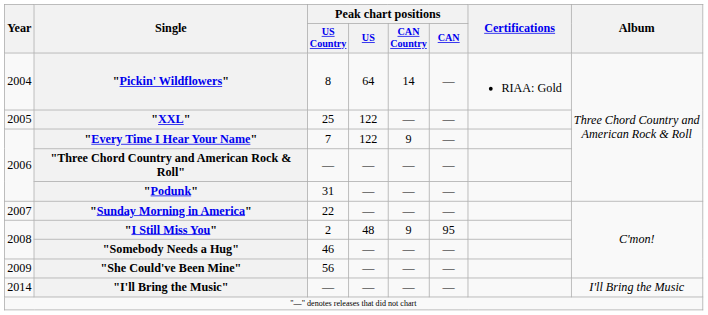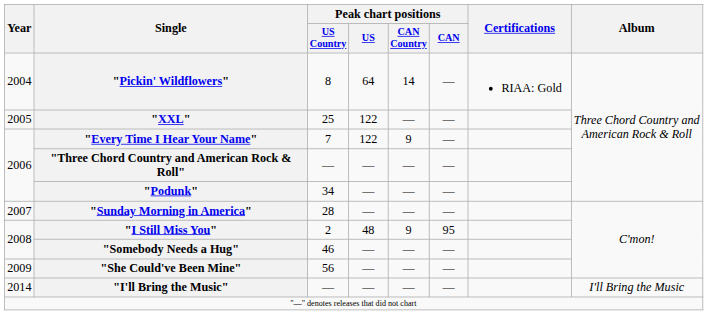(328, 191) 31 -> (328, 191) 34
(328, 210) 22 -> (328, 210) 28
